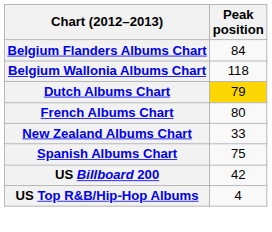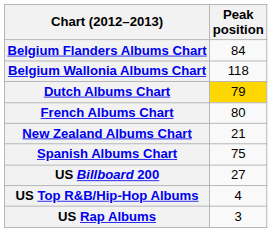(238, 133) 33 -> (238, 133) 21
(238, 175) 42 -> (238, 175) 27
+ row: (107, 216)
